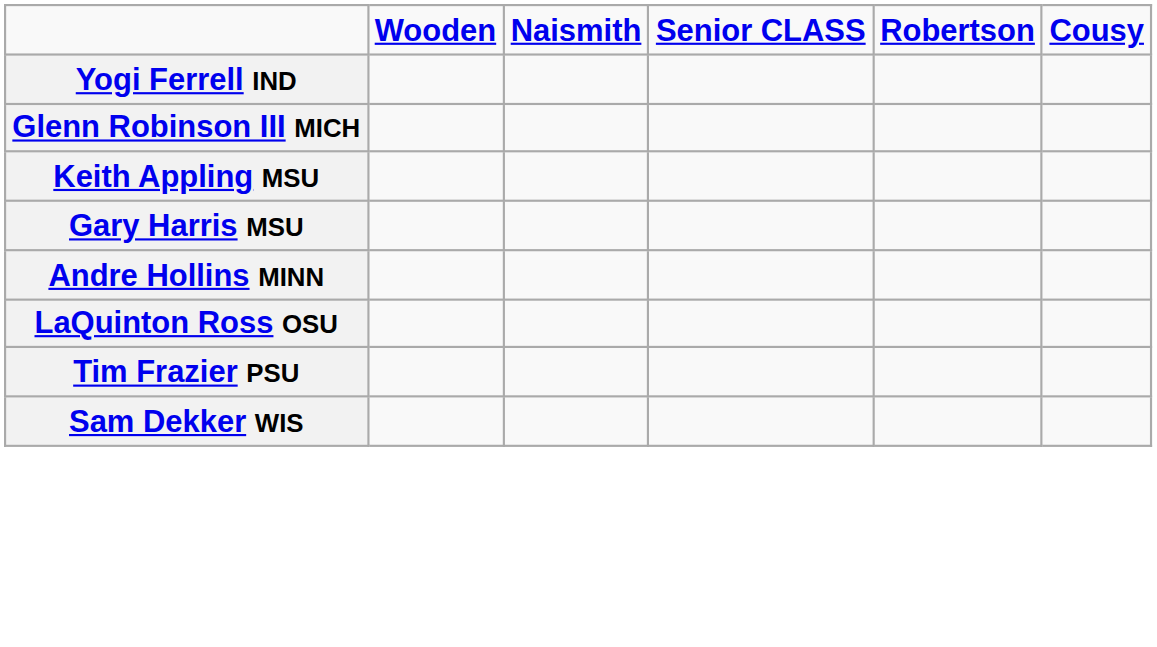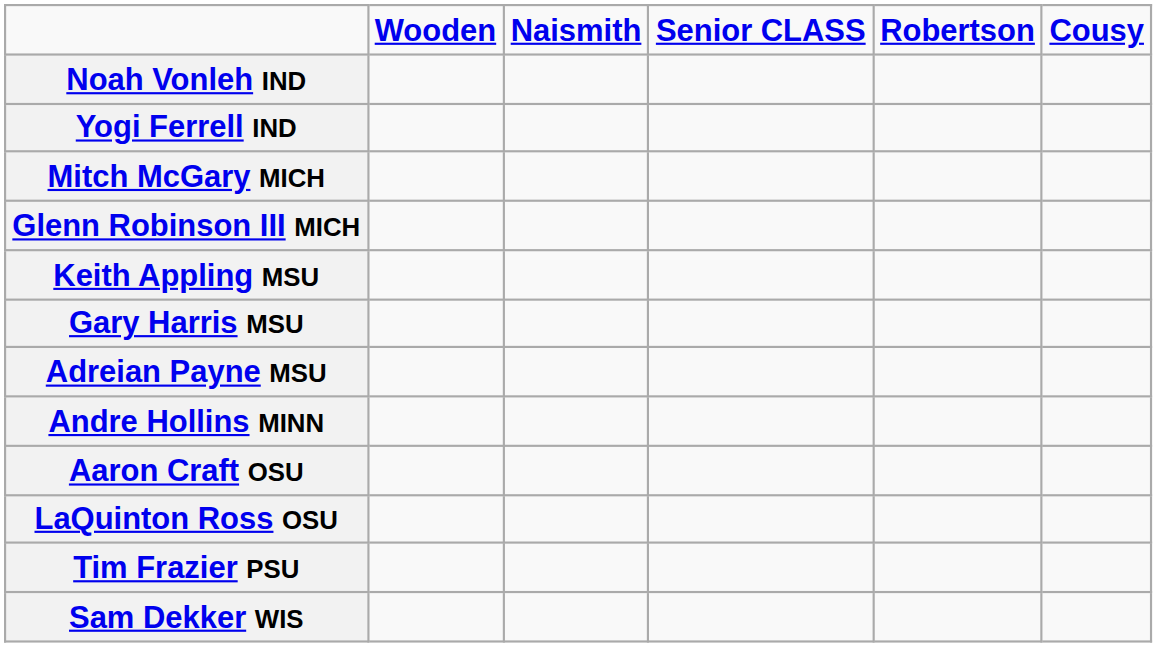+ row: (186, 79)
+ row: (186, 177)
+ row: (186, 372)
+ row: (186, 470)
